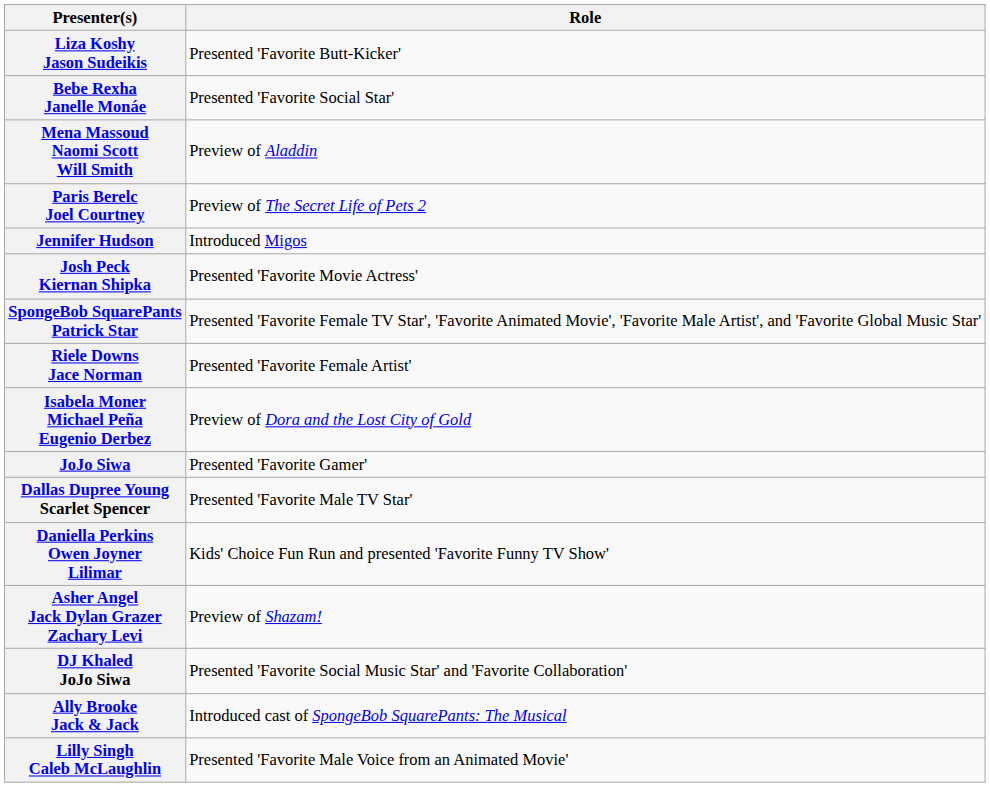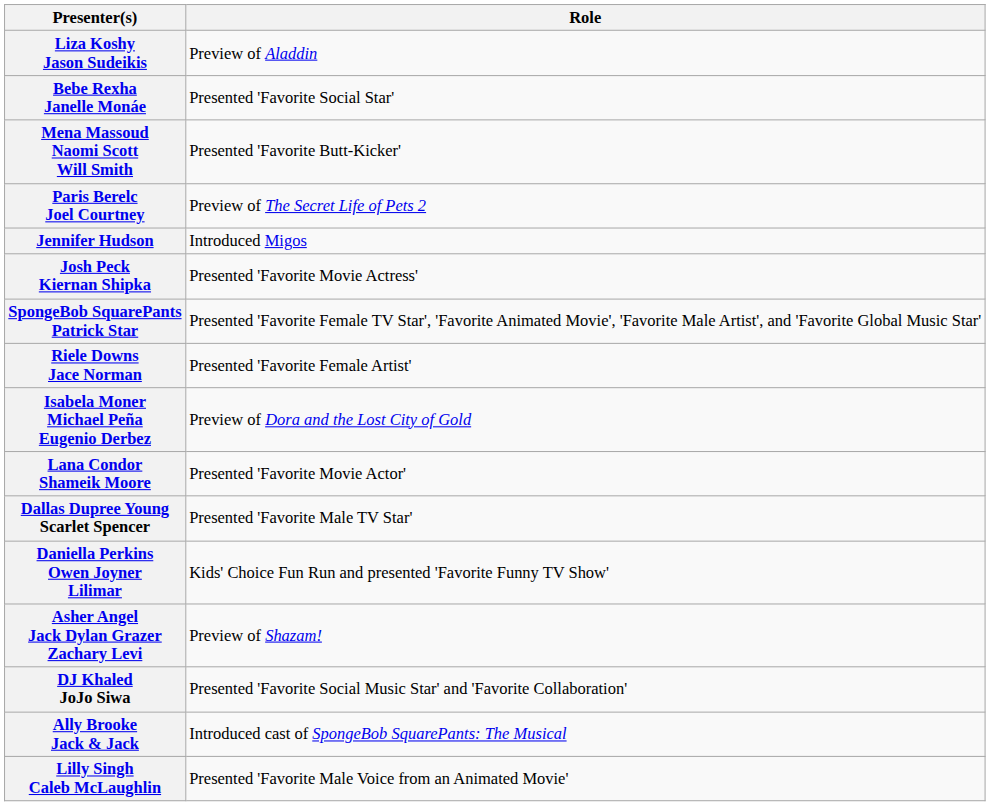(295, 52) Presented 'Favorite Butt-Kicker' -> (253, 52) Preview of Aladdin
(253, 151) Preview of Aladdin -> (295, 151) Presented 'Favorite Butt-Kicker'
- row: (95, 464)
+ row: (95, 473)
